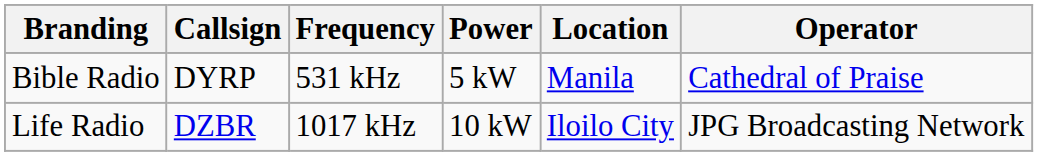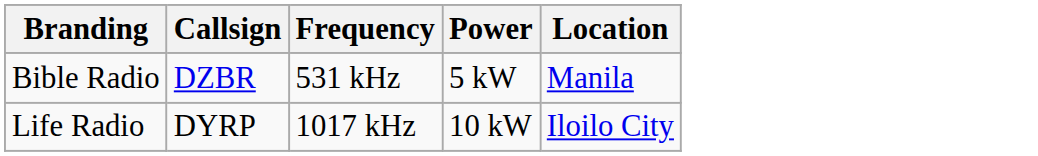- column: (856, 28)
(215, 77) DYRP -> (215, 77) DZBR
(215, 126) DZBR -> (215, 126) DYRP
